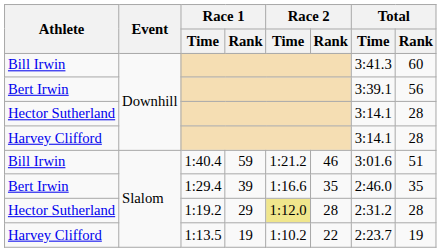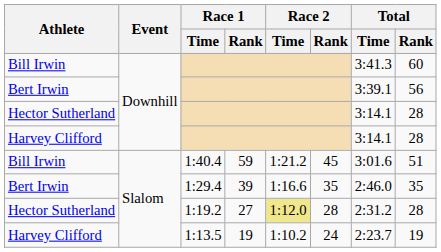(331, 162) 46 -> (331, 162) 45
(246, 210) 29 -> (246, 210) 27
(331, 235) 22 -> (331, 235) 24
